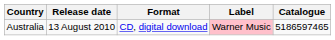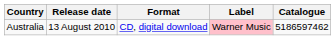(302, 27) 5186597465 -> (302, 27) 5186597462
